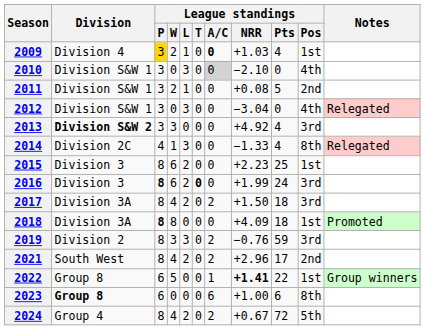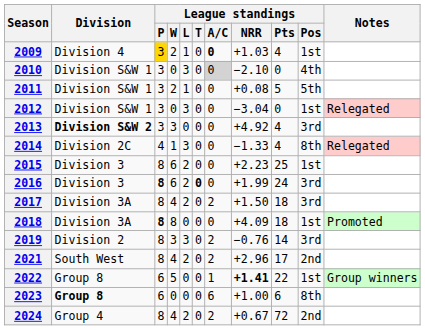(311, 89) 2nd -> (311, 89) 5th
(311, 108) 4th -> (311, 108) 1st
(281, 240) 59 -> (281, 240) 14
(311, 316) 5th -> (311, 316) 2nd
